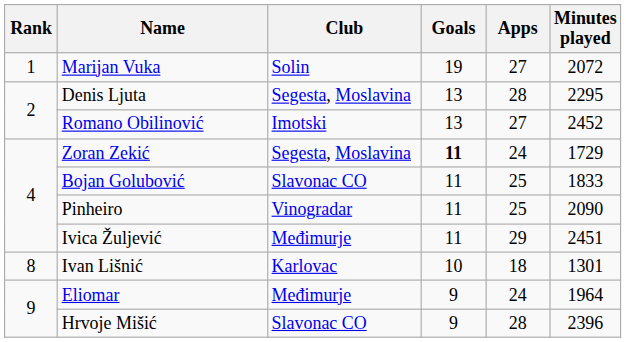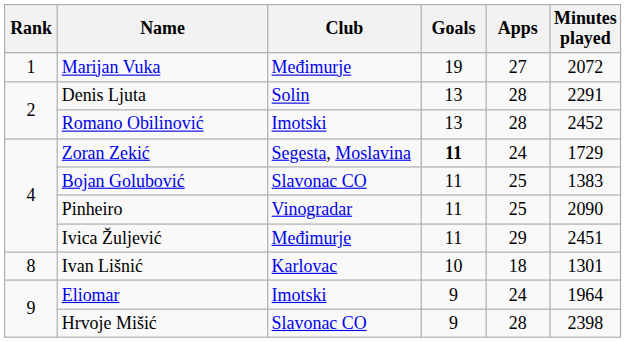(291, 67) Solin -> (311, 67) Međimurje
(341, 95) Segesta, Moslavina -> (291, 95) Solin
(585, 95) 2295 -> (585, 95) 2291
(518, 124) 27 -> (518, 124) 28
(585, 180) 1833 -> (585, 180) 1383
(311, 294) Međimurje -> (299, 294) Imotski
(585, 323) 2396 -> (585, 323) 2398
